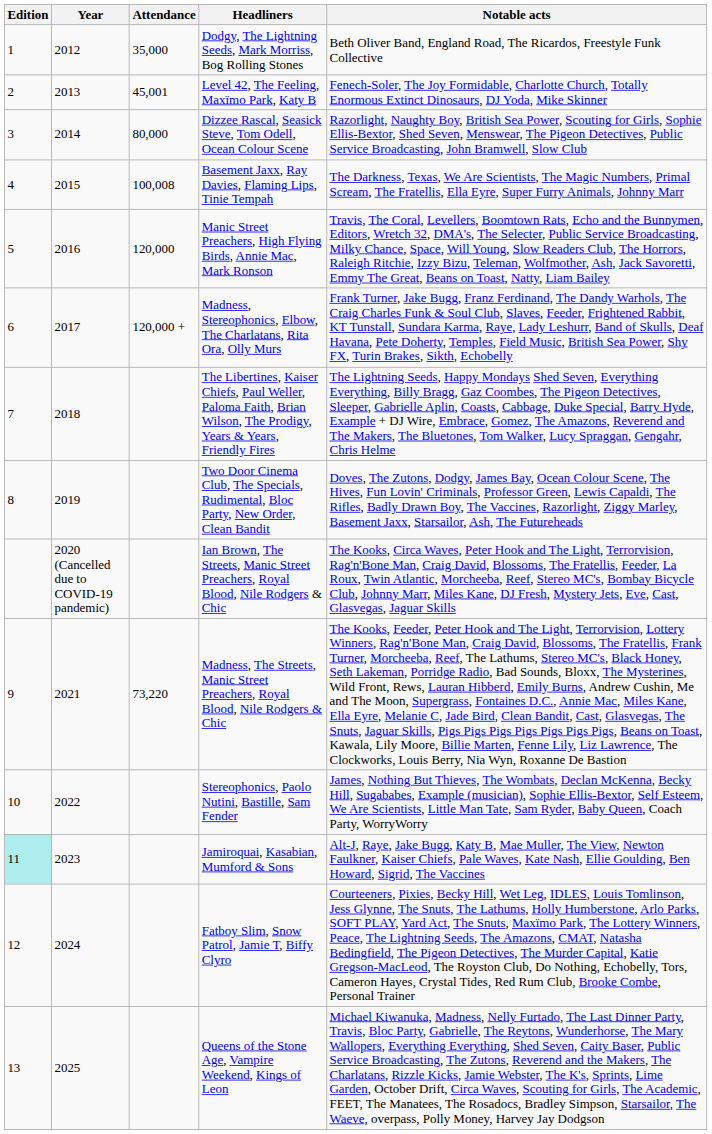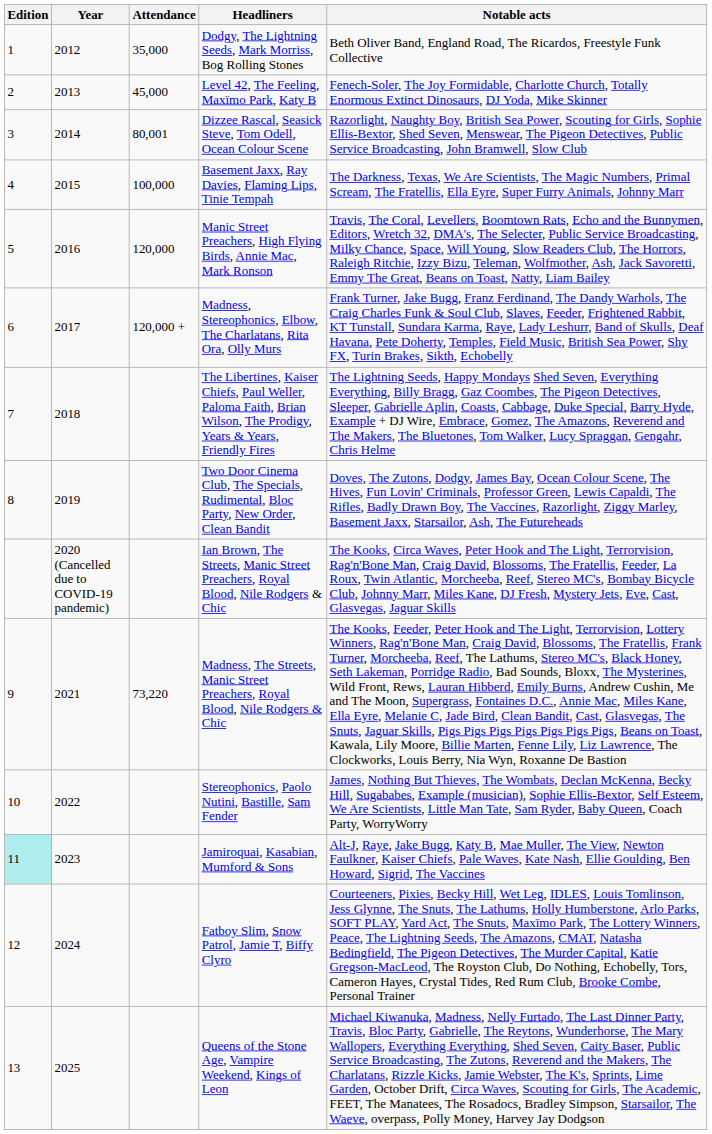(150, 92) 45,001 -> (150, 92) 45,000
(150, 134) 80,000 -> (150, 134) 80,001
(153, 184) 100,008 -> (153, 184) 100,000
